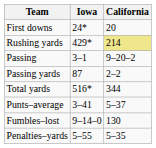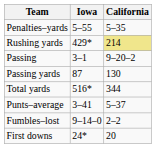rows swapped: (29, 27) <-> (37, 136)
(113, 74) 2–2 -> (113, 74) 130
(113, 120) 130 -> (113, 120) 2–2
